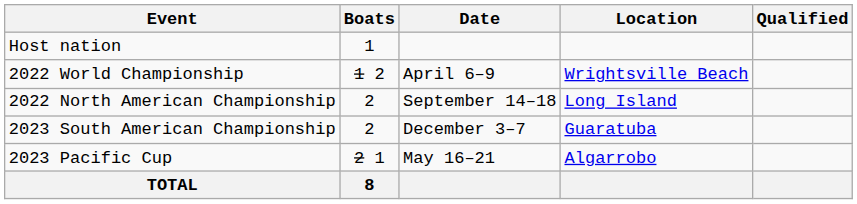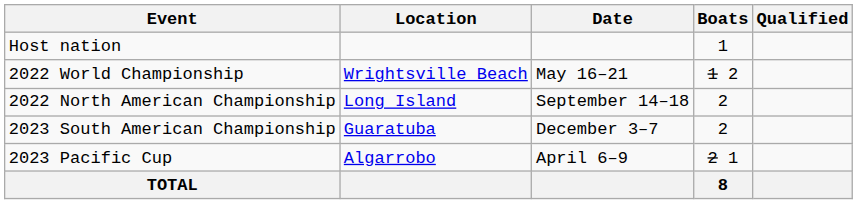columns swapped: (656, 19) <-> (369, 19)
(449, 74) April 6–9 -> (582, 74) May 16–21
(449, 157) May 16–21 -> (582, 157) April 6–9
